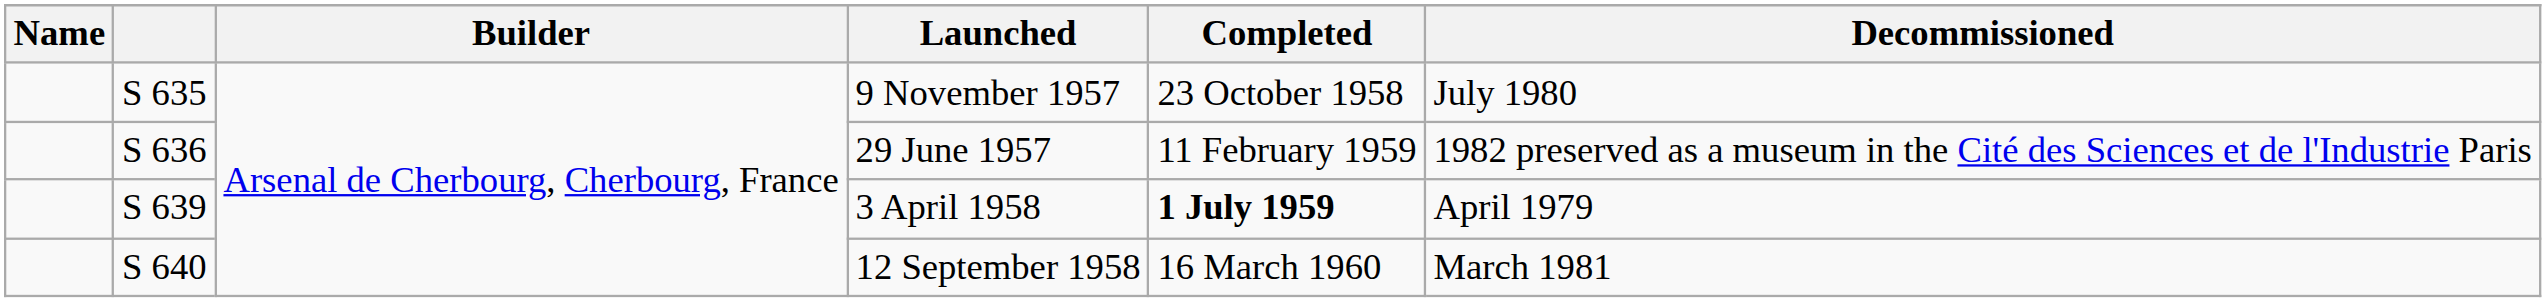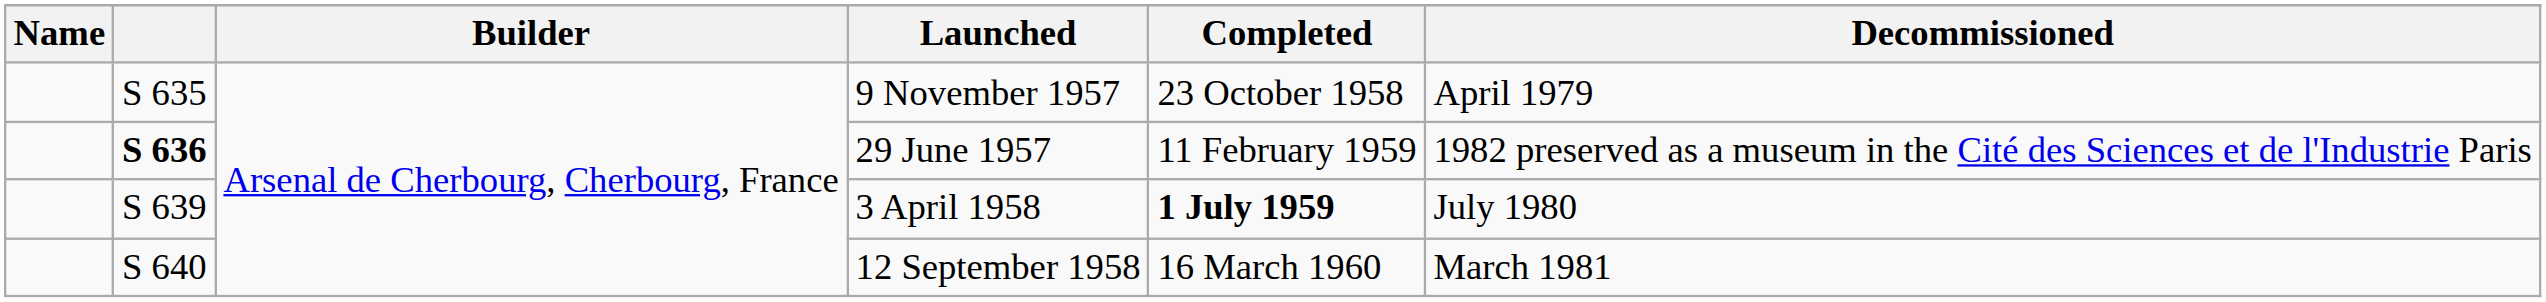(1505, 91) July 1980 -> (1513, 91) April 1979
(164, 149) normal -> (164, 149) bold
(1513, 207) April 1979 -> (1505, 207) July 1980
